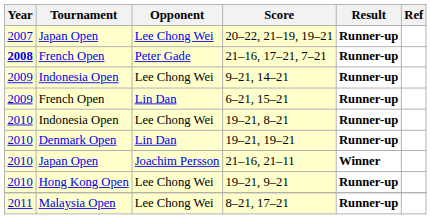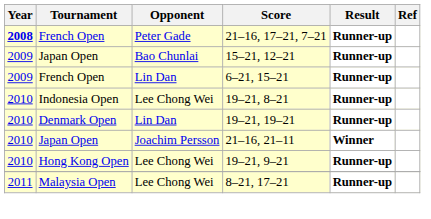- row: (279, 36)
- row: (257, 78)
+ row: (260, 57)
